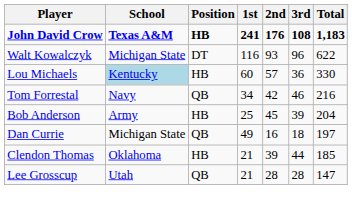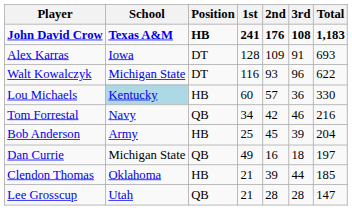+ row: (38, 54)
